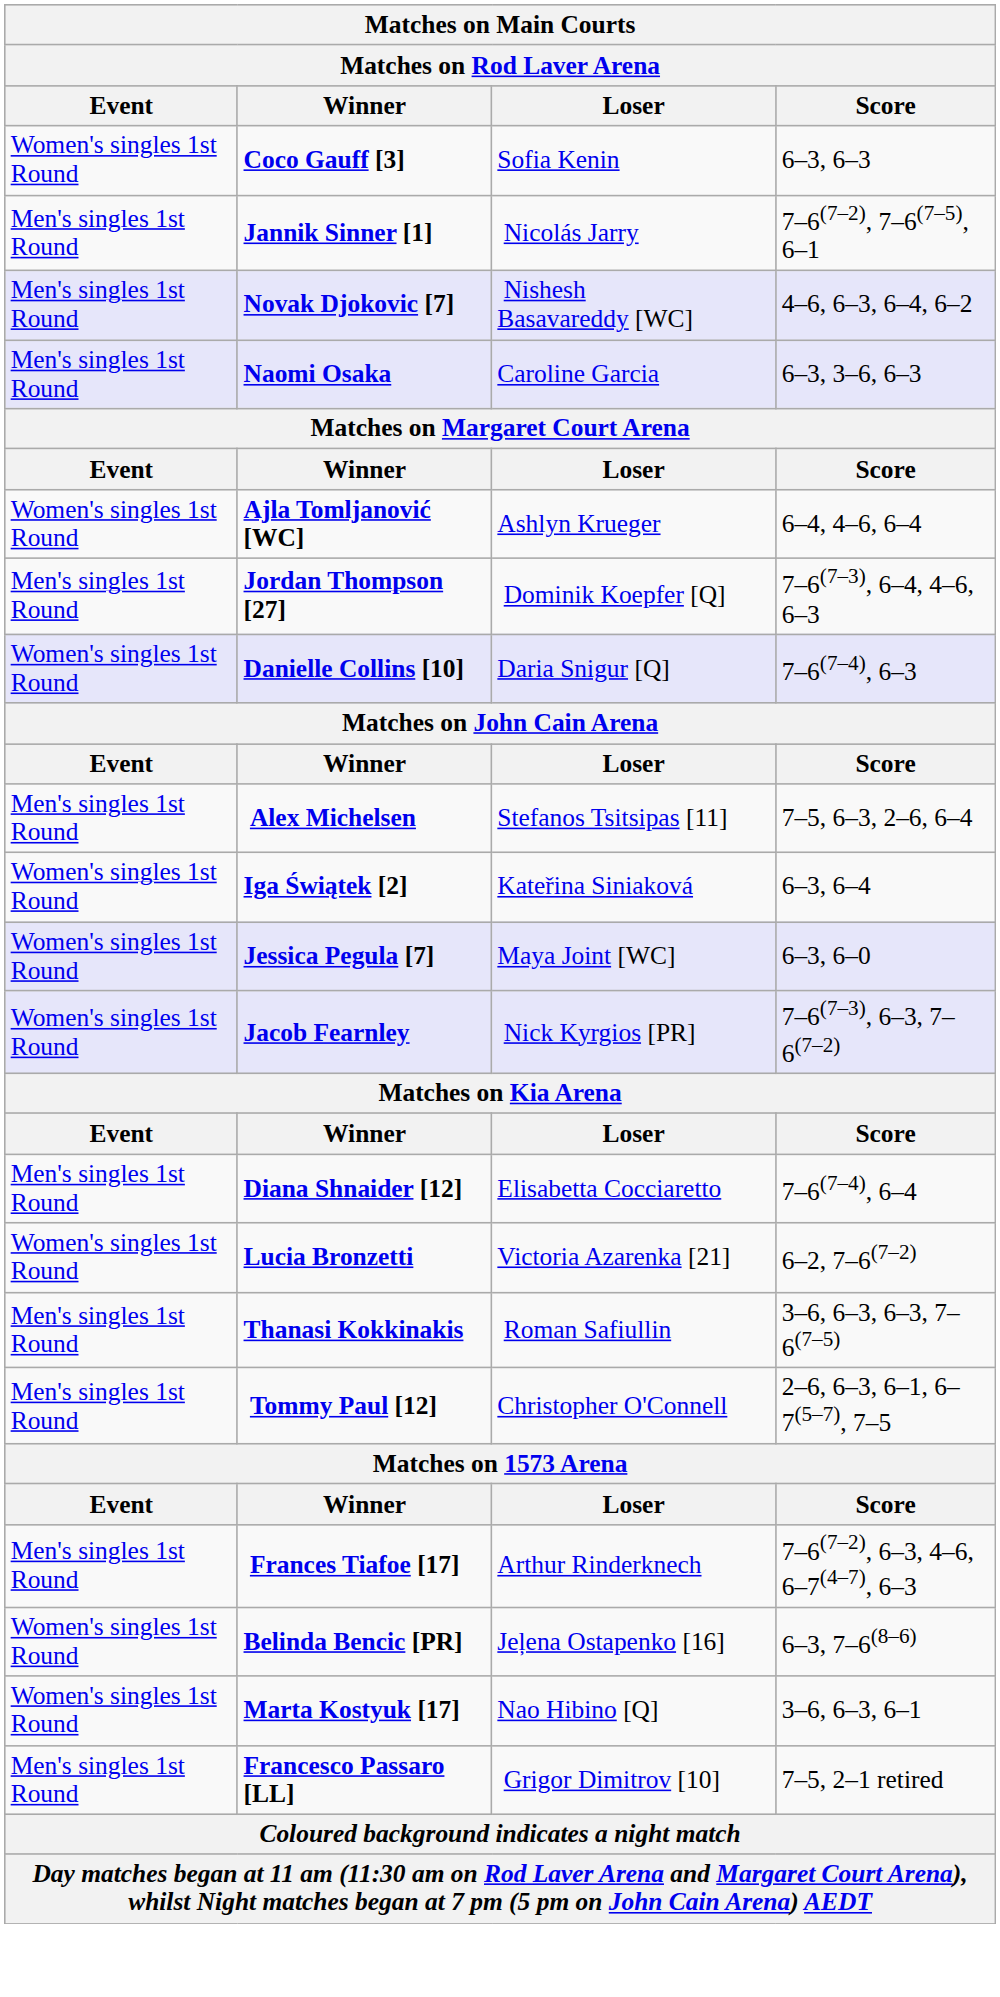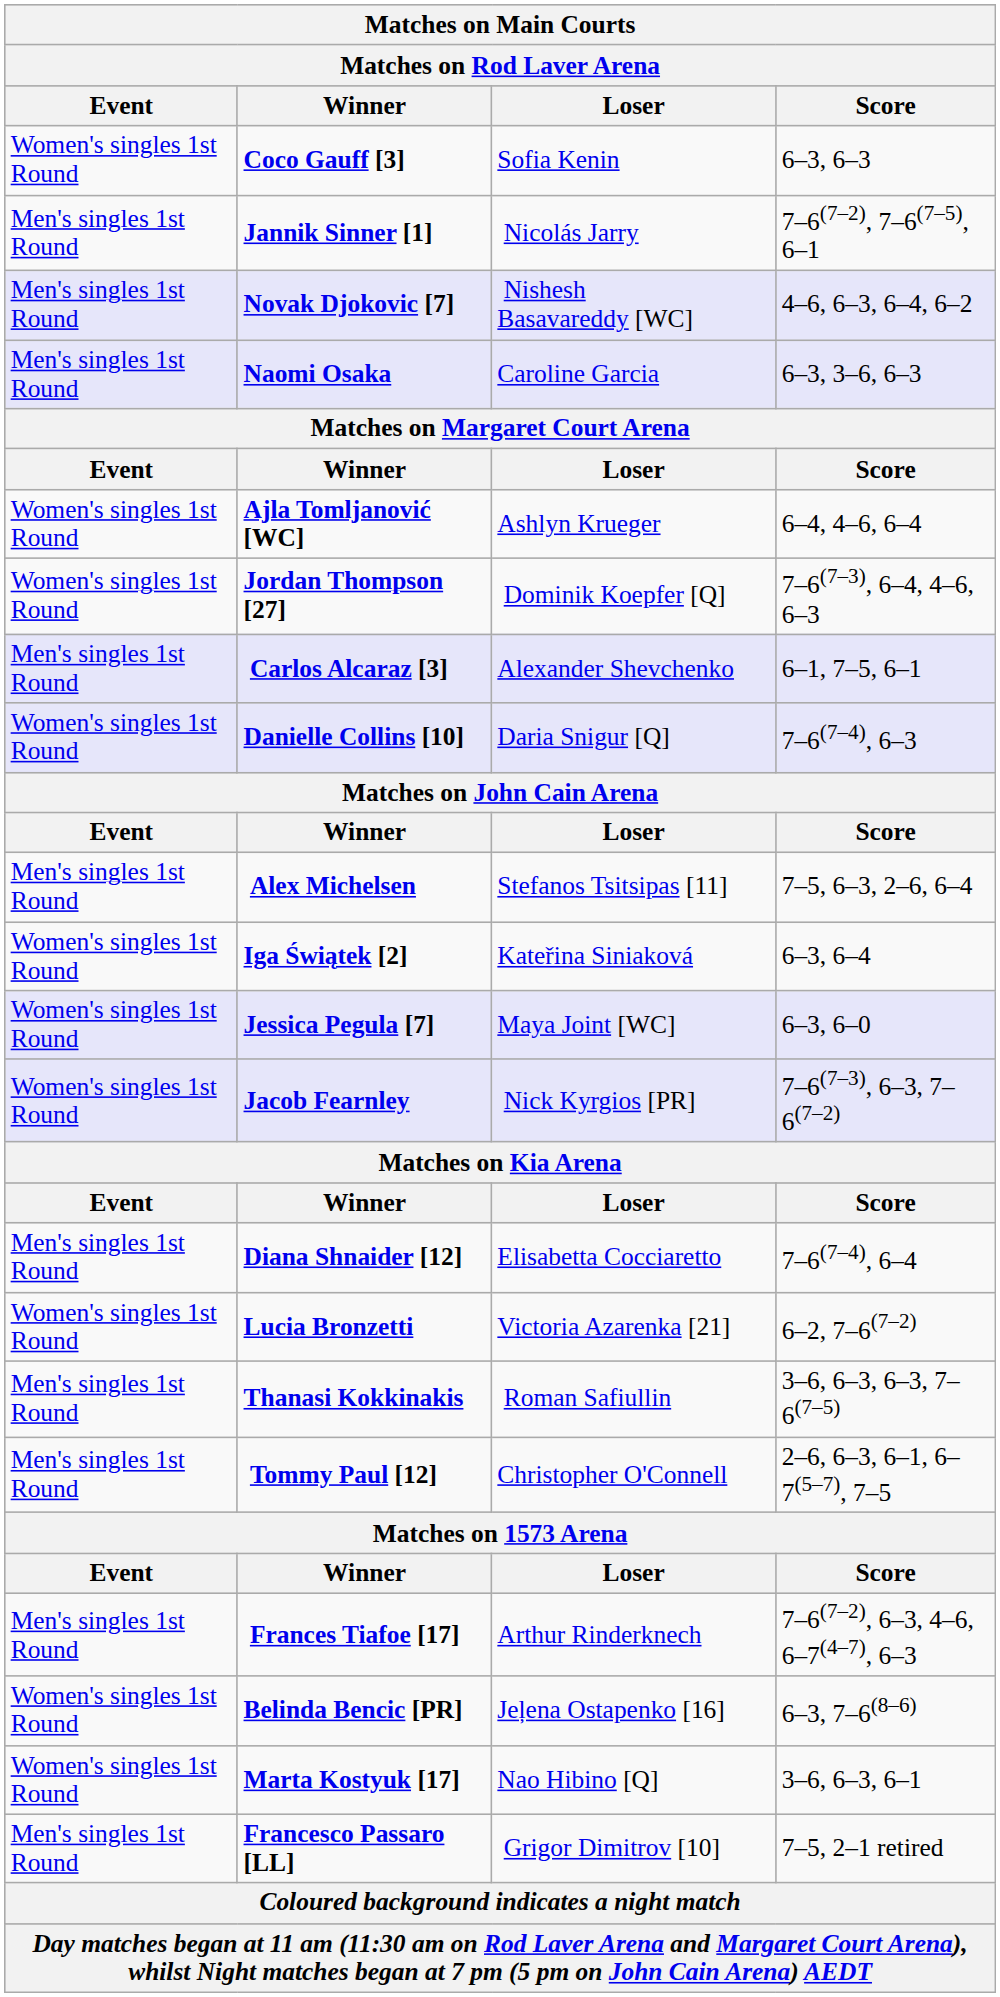(98, 595) Men's singles 1st Round -> (114, 595) Women's singles 1st Round
+ row: (346, 668)
